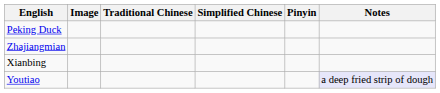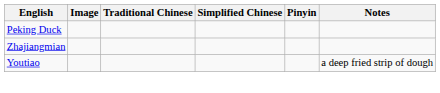- row: (26, 63)
(377, 79) lavender background -> (377, 63) no background
